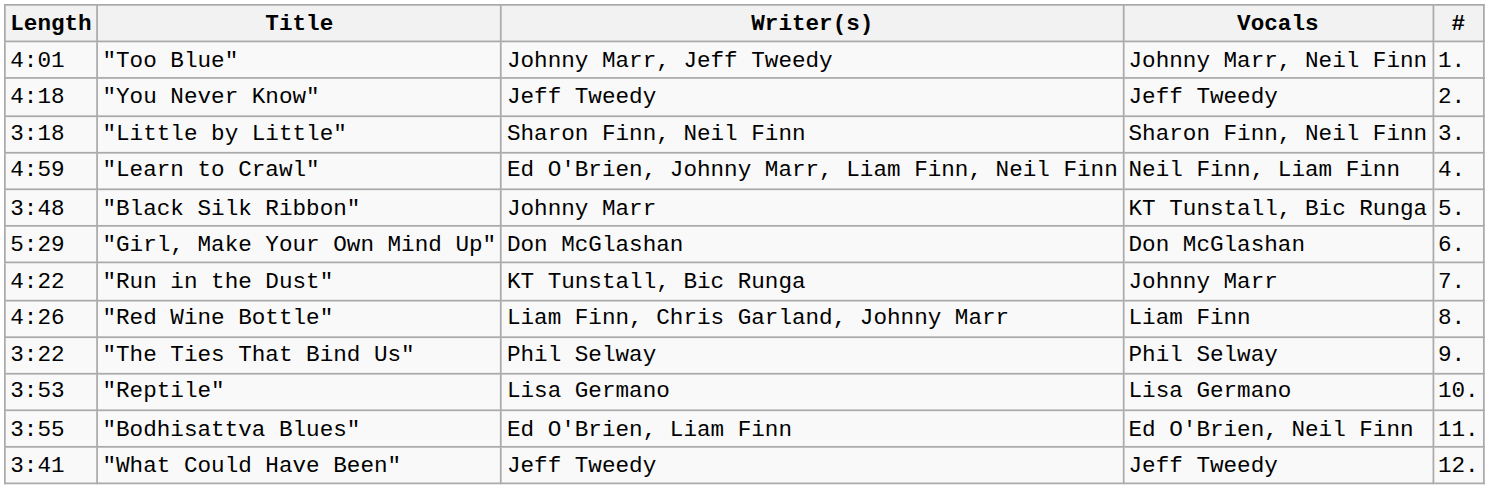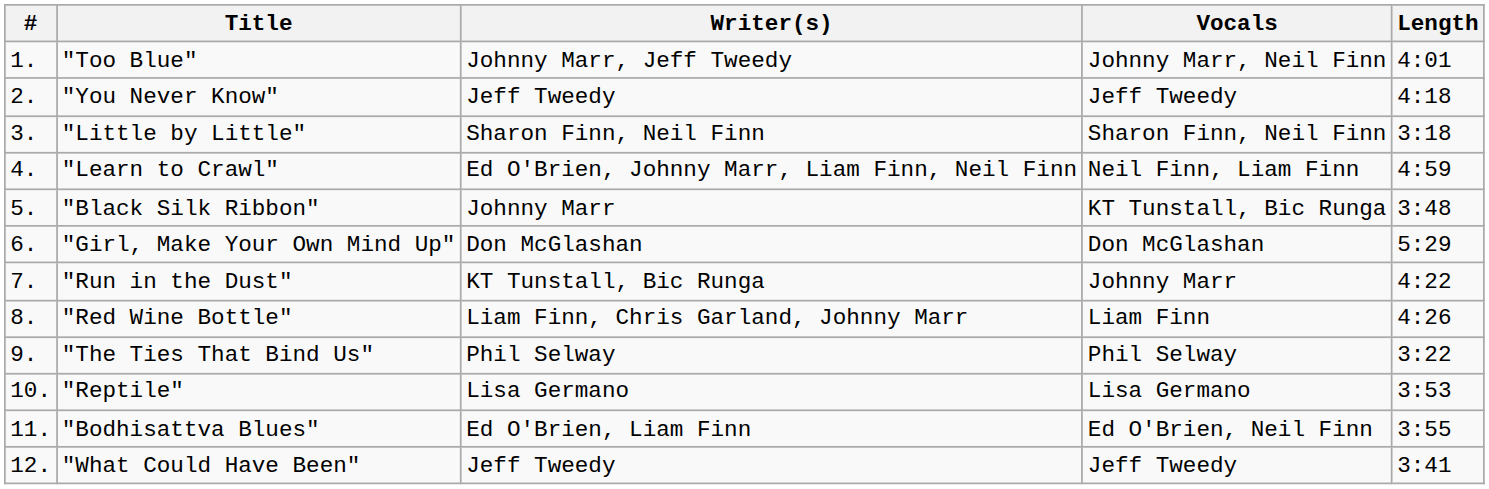columns swapped: (1458, 23) <-> (51, 23)
